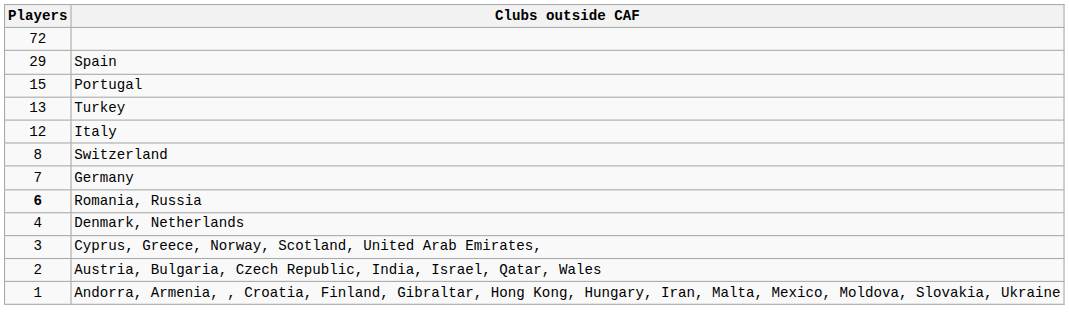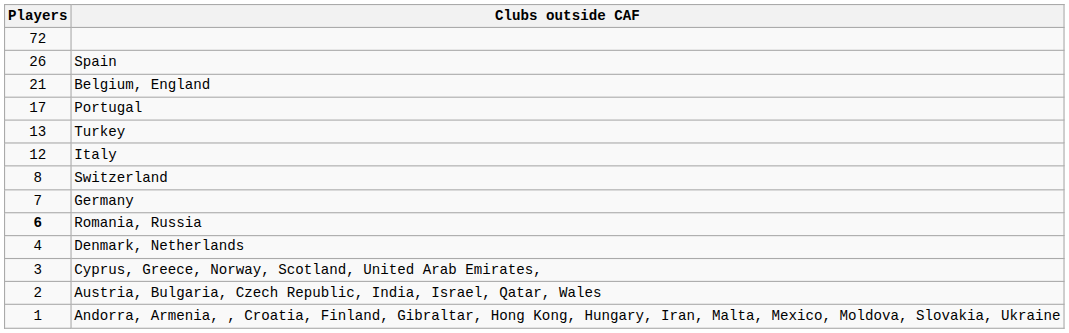(38, 62) 29 -> (38, 62) 26
+ row: (142, 85)
(38, 85) 15 -> (38, 108) 17
